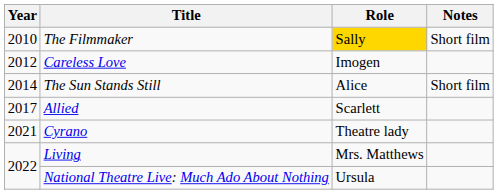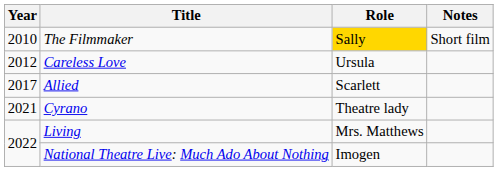(358, 62) Imogen -> (355, 62) Ursula
- row: (102, 85)
(355, 177) Ursula -> (358, 154) Imogen
